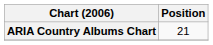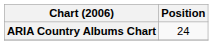(183, 31) 21 -> (183, 31) 24
